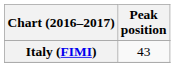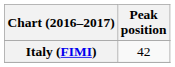(144, 51) 43 -> (144, 51) 42
